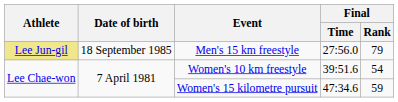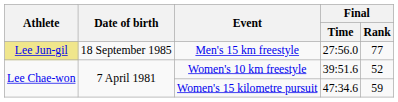(377, 50) 79 -> (377, 50) 77
(377, 69) 54 -> (377, 69) 52
